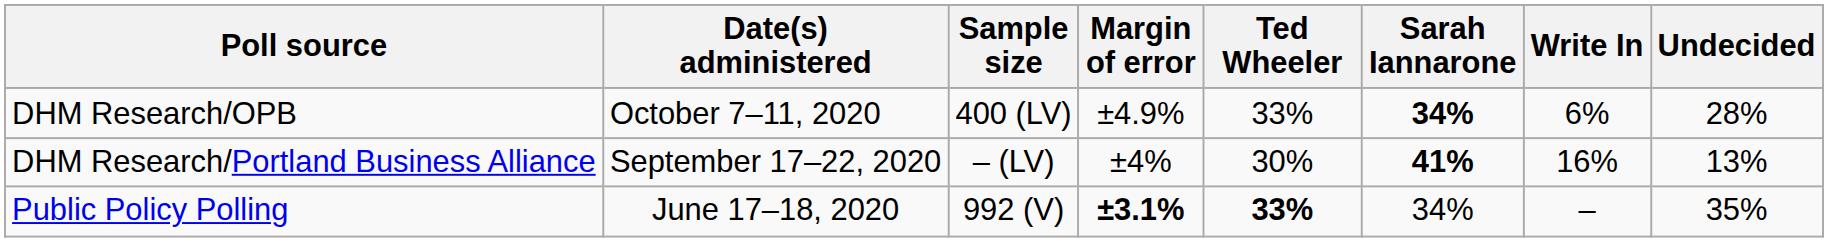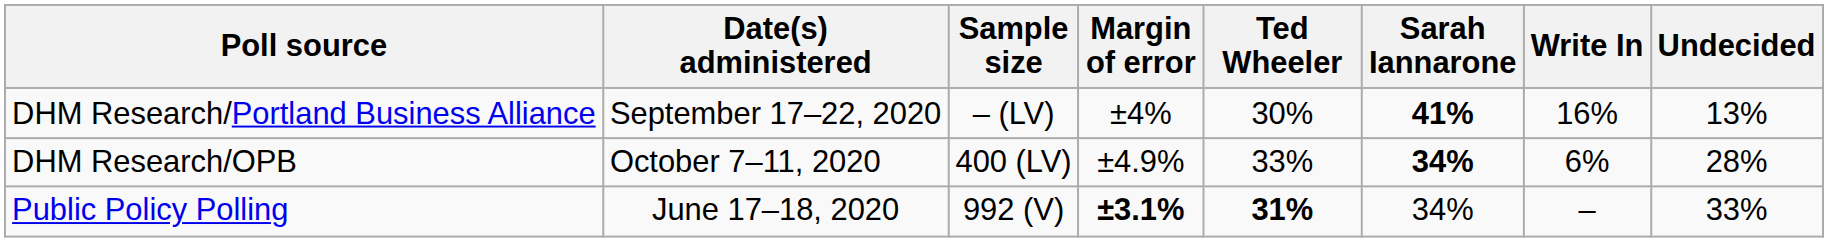rows swapped: (155, 112) <-> (304, 161)
(1282, 210) 33% -> (1282, 210) 31%
(1737, 210) 35% -> (1737, 210) 33%
